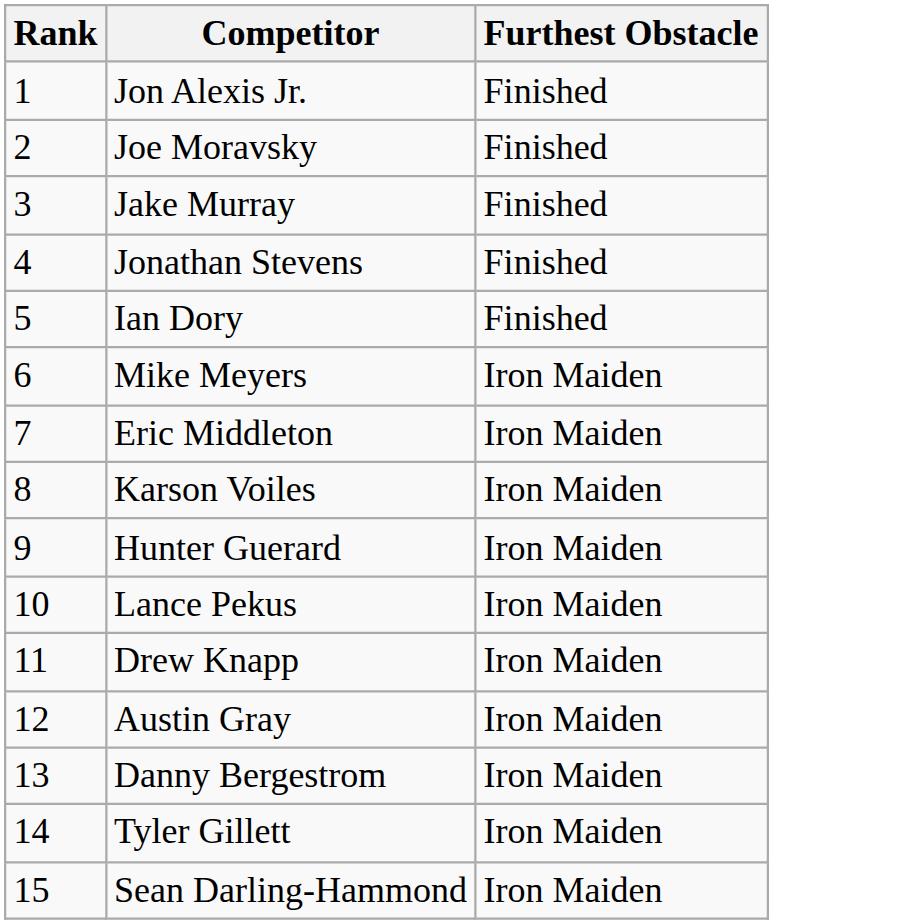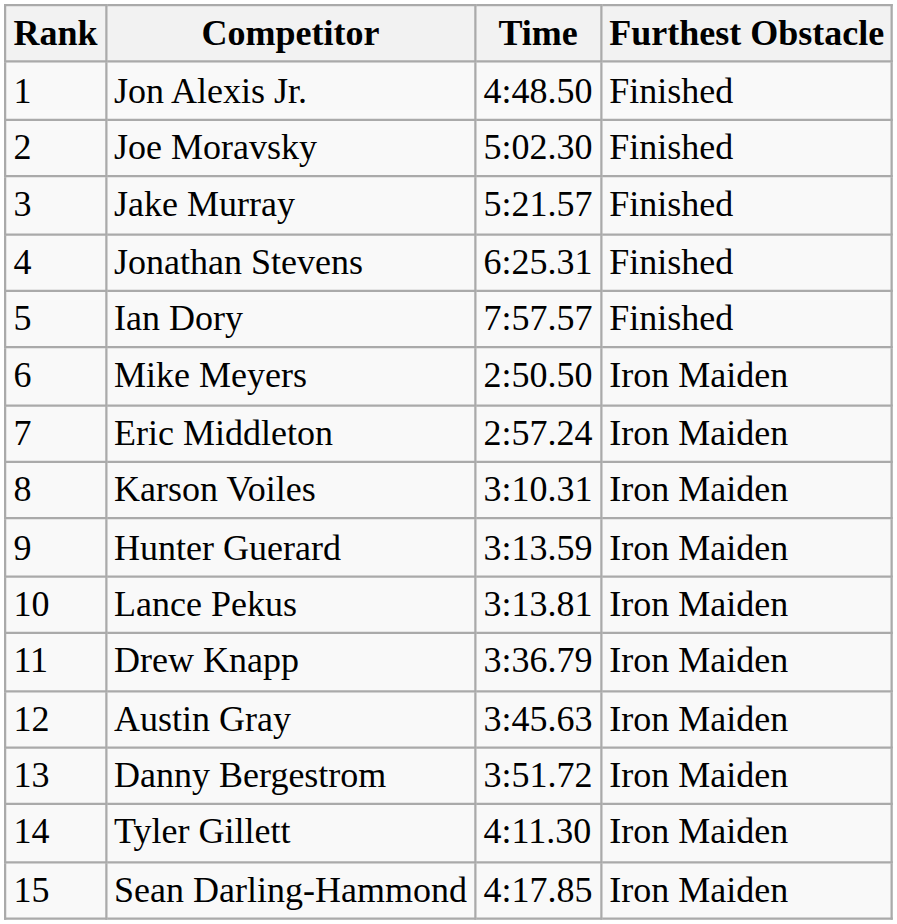+ column: (538, 33)
